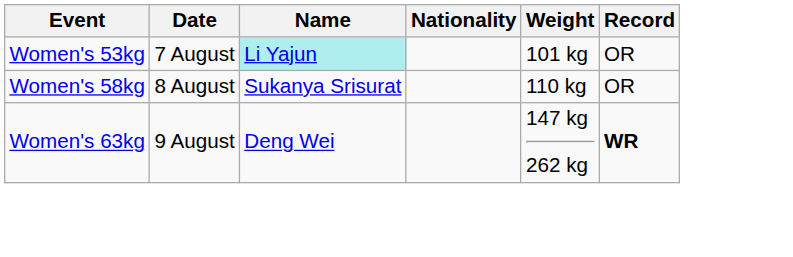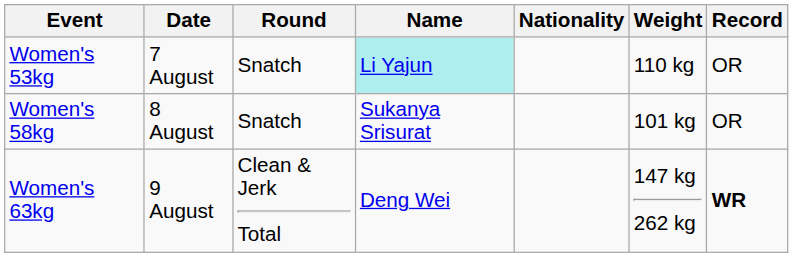+ column: (294, 20)
(557, 53) 101 kg -> (664, 65) 110 kg
(556, 86) 110 kg -> (665, 121) 101 kg
